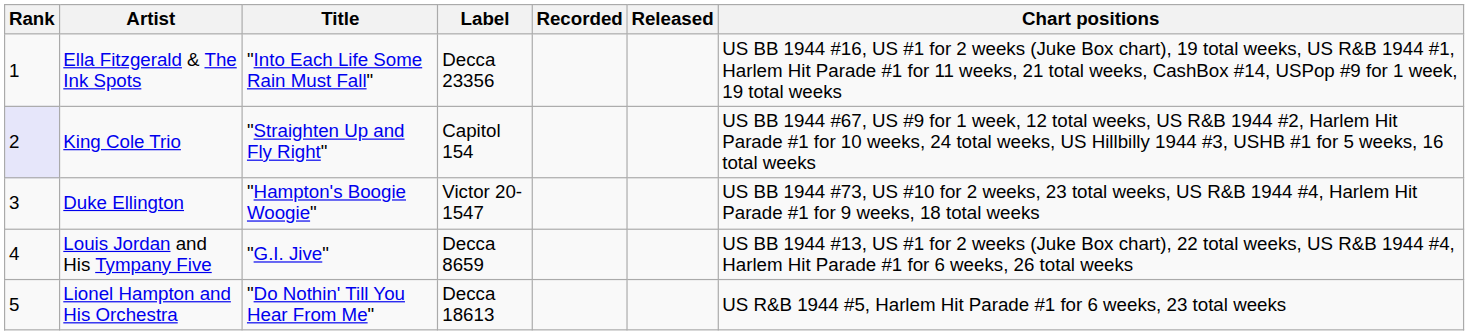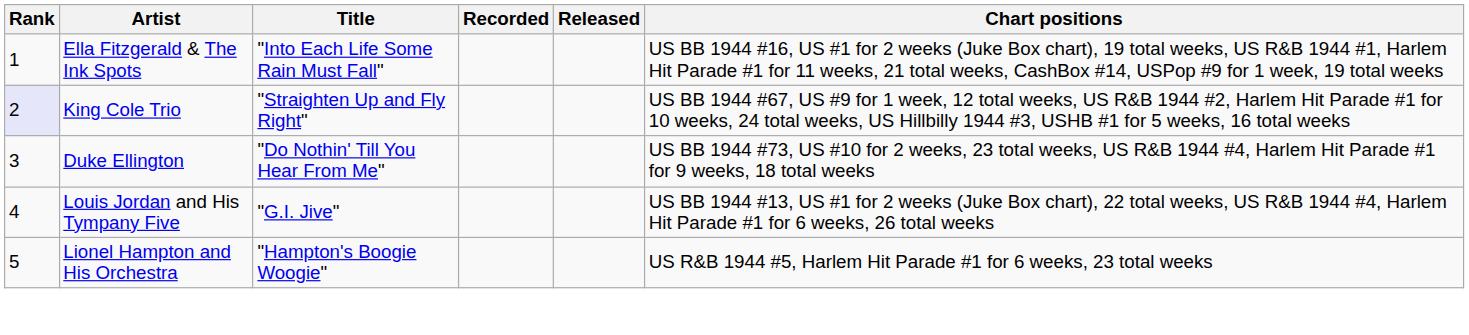- column: (485, 19)
(326, 203) "Hampton's Boogie Woogie" -> (336, 161) "Do Nothin' Till You Hear From Me"
(326, 304) "Do Nothin' Till You Hear From Me" -> (337, 262) "Hampton's Boogie Woogie"
